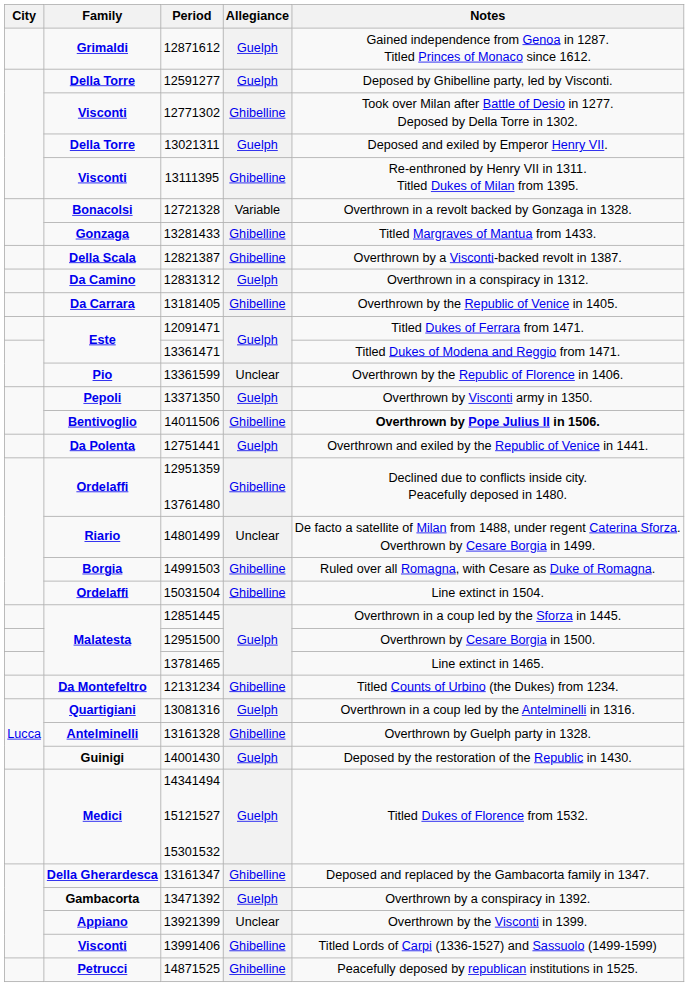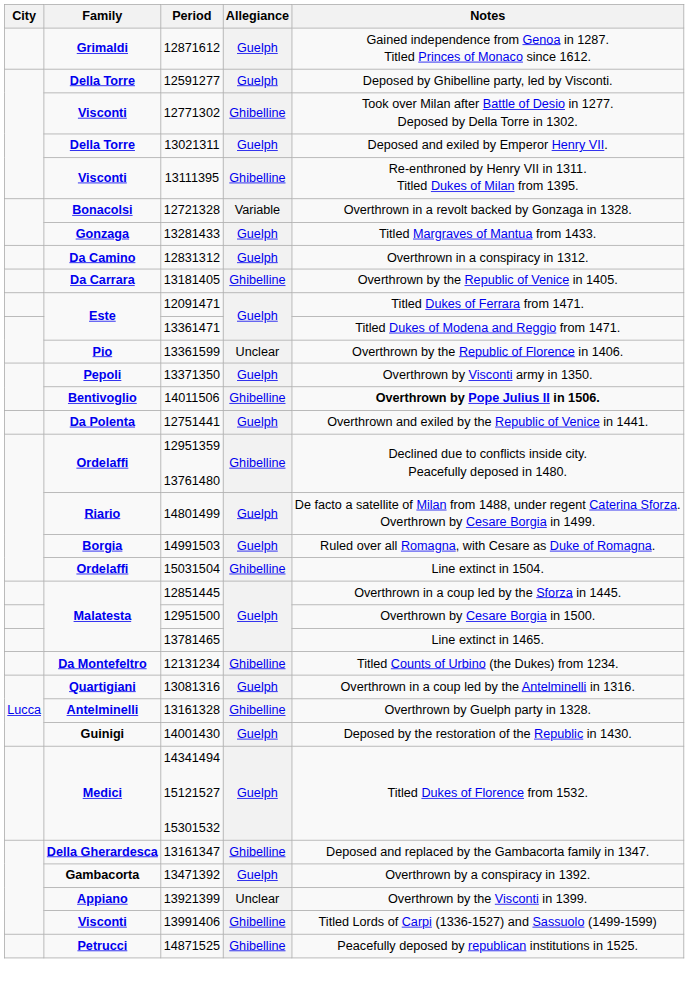(257, 233) Ghibelline -> (257, 233) Guelph
- row: (192, 257)
(257, 536) Unclear -> (257, 513) Guelph
(257, 569) Ghibelline -> (257, 545) Guelph
